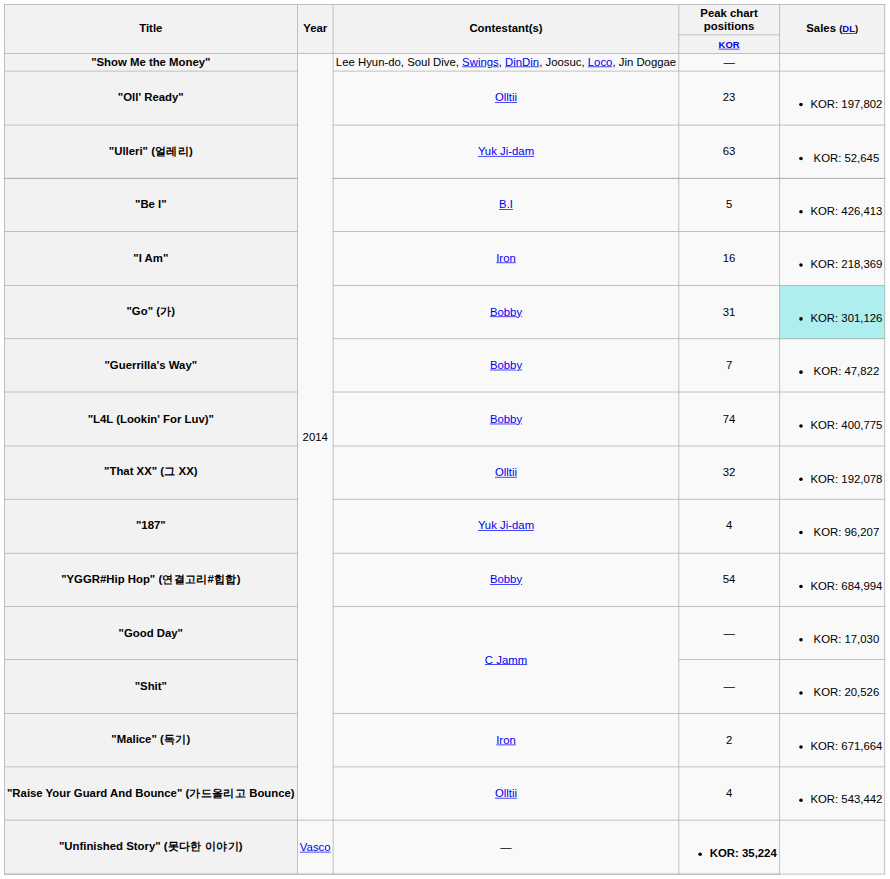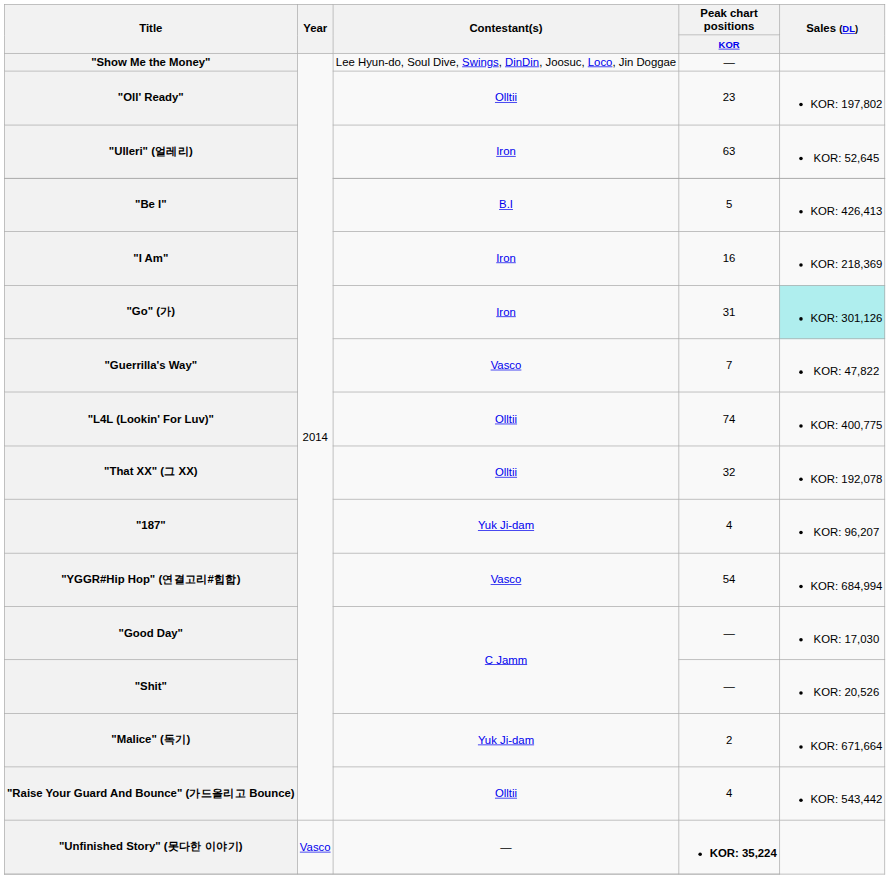(506, 151) Yuk Ji-dam -> (506, 151) Iron
(506, 312) Bobby -> (506, 312) Iron
(506, 365) Bobby -> (506, 365) Vasco
(506, 419) Bobby -> (506, 419) Olltii
(506, 579) Bobby -> (506, 579) Vasco
(506, 740) Iron -> (506, 740) Yuk Ji-dam
